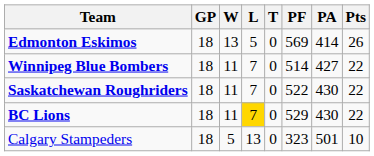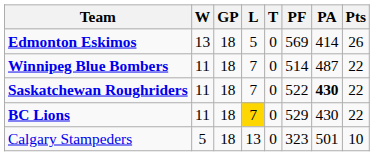columns swapped: (205, 17) <-> (231, 17)
(327, 65) 427 -> (327, 65) 487
(327, 90) normal -> (327, 90) bold
